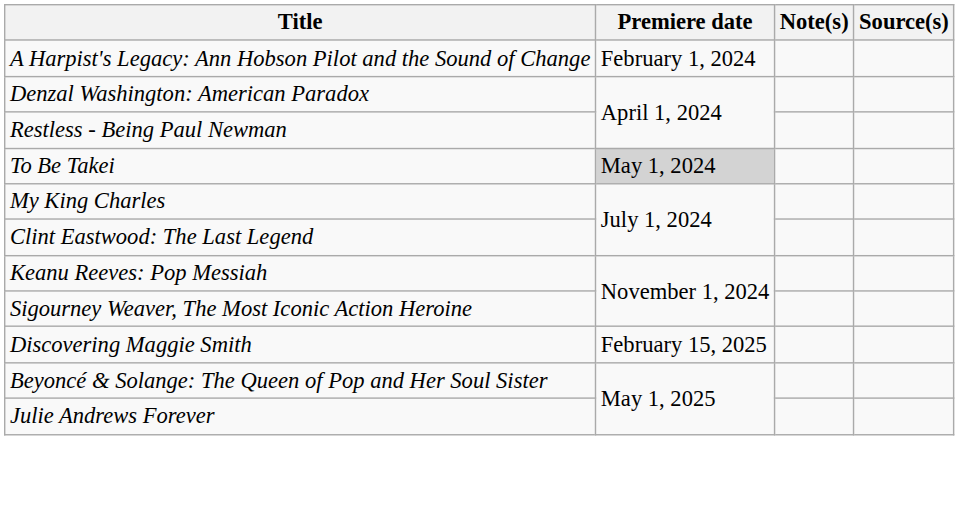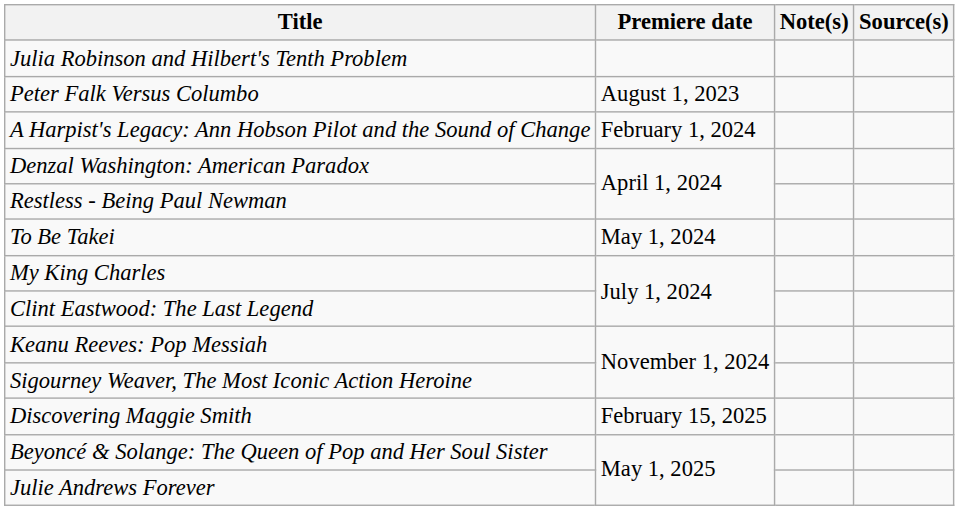+ row: (209, 58)
+ row: (134, 93)
(658, 165) lightgrey background -> (658, 237) no background
